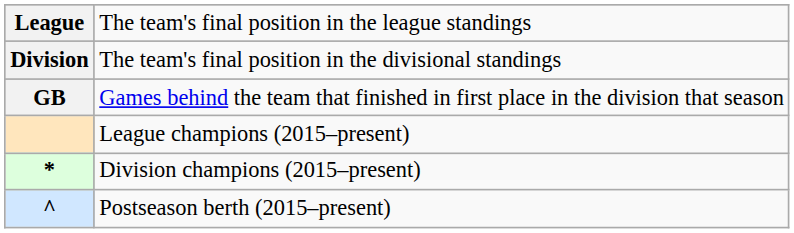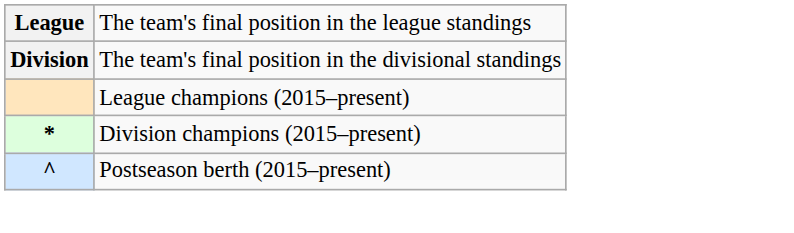- row: (49, 96)
